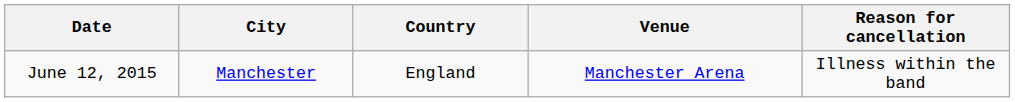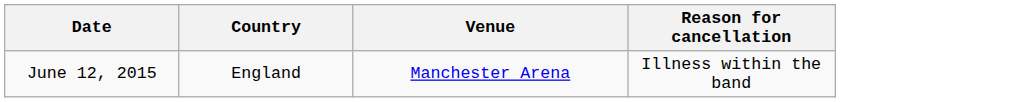- column: (266, 28)
